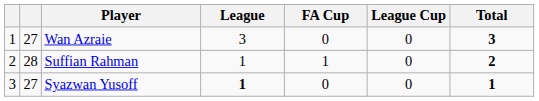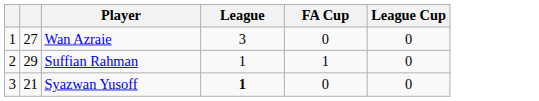- column: (492, 15)
(31, 61) 28 -> (31, 61) 29
(31, 84) 27 -> (31, 84) 21
